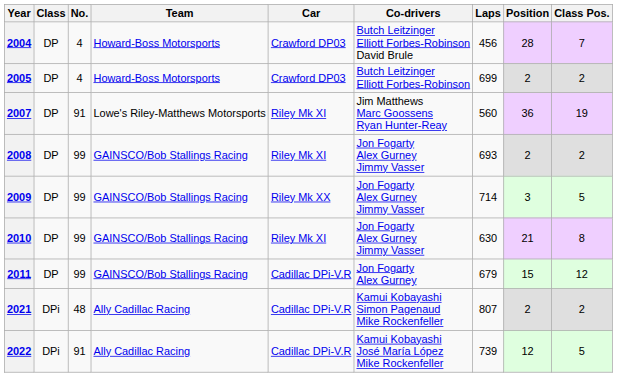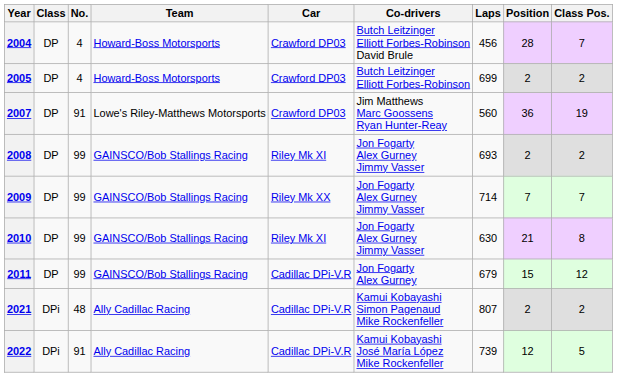(299, 114) Riley Mk XI -> (308, 114) Crawford DP03
(528, 197) 3 -> (528, 197) 7
(582, 197) 5 -> (582, 197) 7
